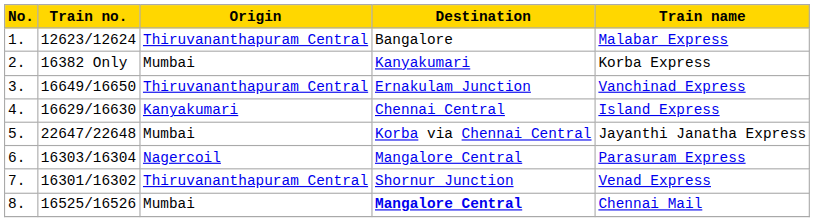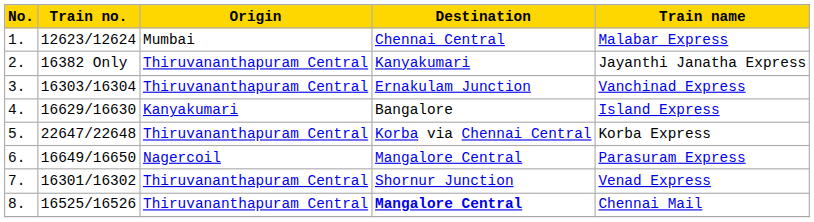(256, 40) Thiruvananthapuram Central -> (169, 40) Mumbai
(414, 40) Bangalore -> (440, 40) Chennai Central
(169, 63) Mumbai -> (256, 63) Thiruvananthapuram Central
(655, 63) Korba Express -> (702, 63) Jayanthi Janatha Express
(88, 87) 16649/16650 -> (88, 87) 16303/16304
(440, 110) Chennai Central -> (414, 110) Bangalore
(169, 134) Mumbai -> (256, 134) Thiruvananthapuram Central
(702, 134) Jayanthi Janatha Express -> (655, 134) Korba Express
(88, 157) 16303/16304 -> (88, 157) 16649/16650
(169, 204) Mumbai -> (256, 204) Thiruvananthapuram Central
